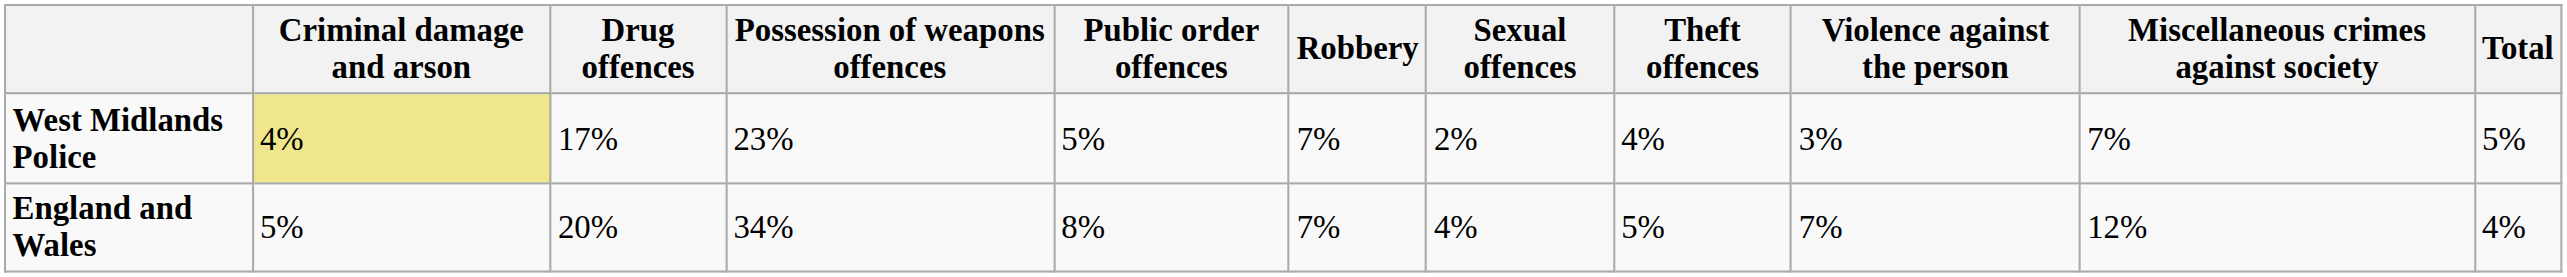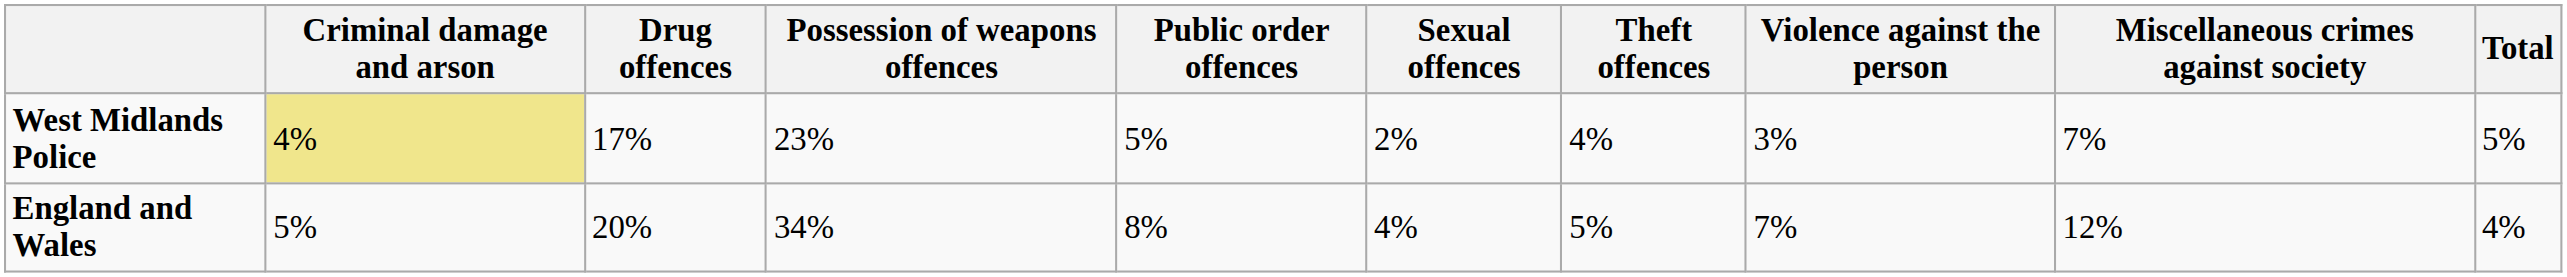- column: (1358, 48)
